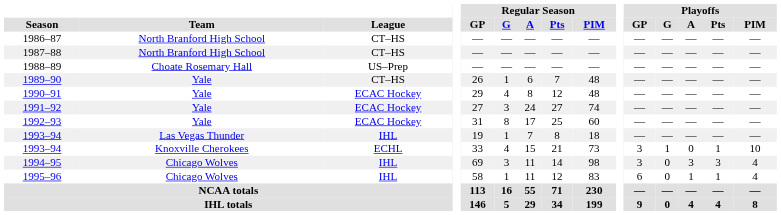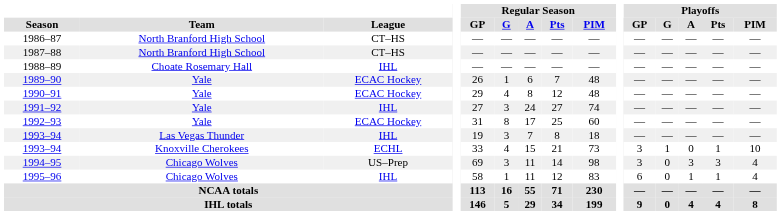(388, 66) US–Prep -> (388, 66) IHL
(388, 80) CT–HS -> (388, 80) ECAC Hockey
(388, 107) ECAC Hockey -> (388, 107) IHL
(506, 135) 1 -> (506, 135) 3
(388, 162) IHL -> (388, 162) US–Prep
